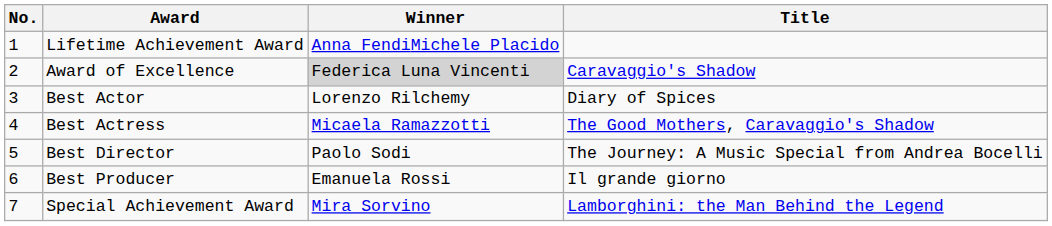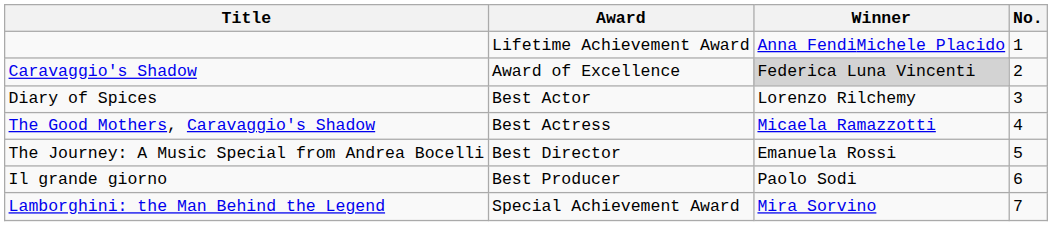columns swapped: (23, 18) <-> (805, 18)
(361, 153) Paolo Sodi -> (827, 153) Emanuela Rossi
(381, 180) Emanuela Rossi -> (807, 180) Paolo Sodi
